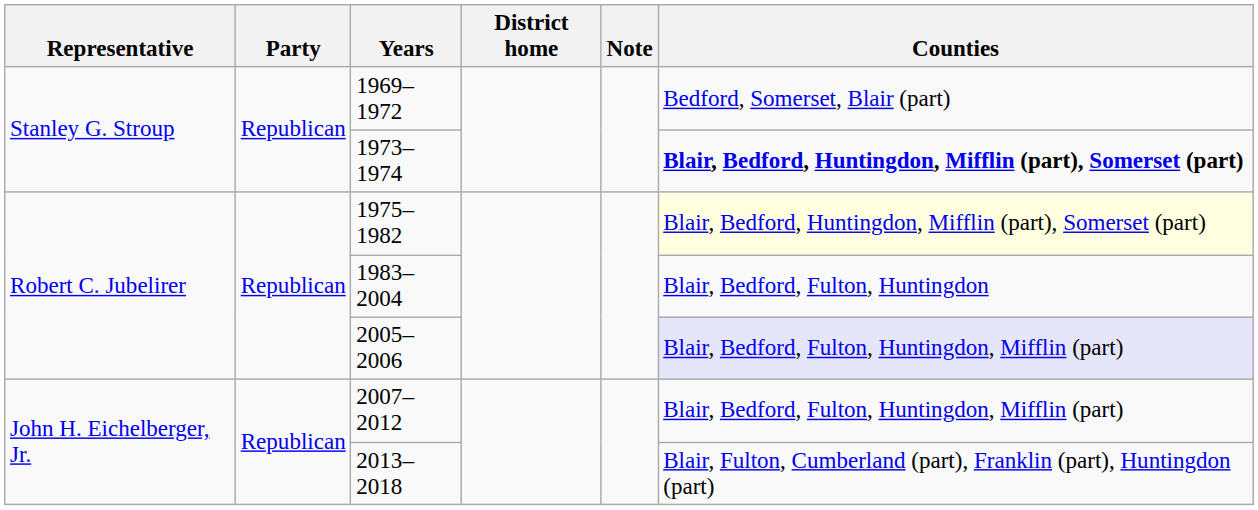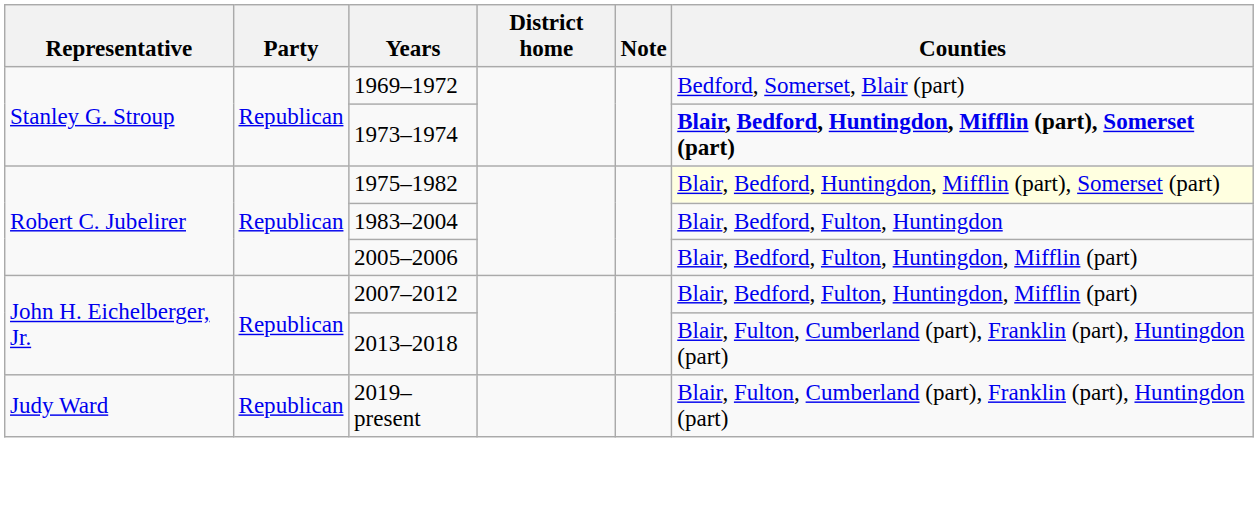(893, 348) lavender background -> (907, 257) no background
+ row: (387, 405)
